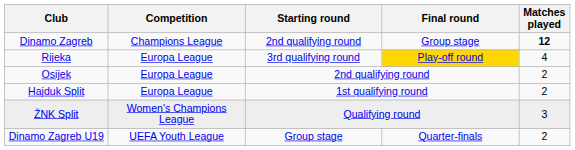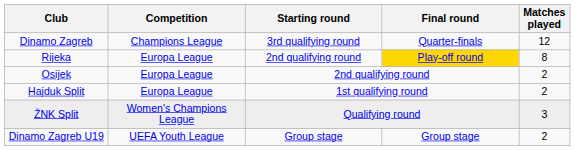(313, 41) 2nd qualifying round -> (313, 41) 3rd qualifying round
(450, 41) Group stage -> (450, 41) Quarter-finals
(544, 41) bold -> (544, 41) normal
(313, 58) 3rd qualifying round -> (313, 58) 2nd qualifying round
(544, 58) 4 -> (544, 58) 8
(450, 137) Quarter-finals -> (450, 137) Group stage
